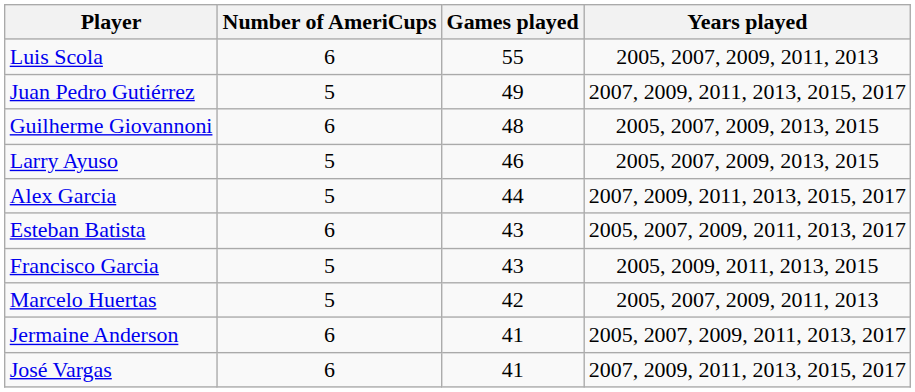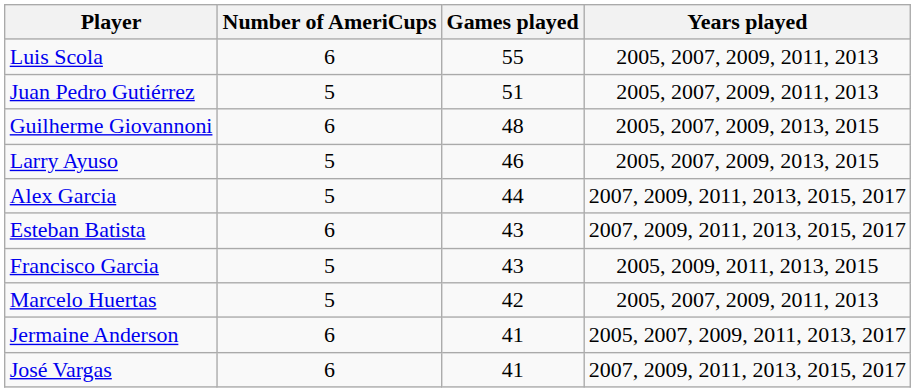(513, 91) 49 -> (513, 91) 51
(747, 91) 2007, 2009, 2011, 2013, 2015, 2017 -> (747, 91) 2005, 2007, 2009, 2011, 2013
(747, 230) 2005, 2007, 2009, 2011, 2013, 2017 -> (747, 230) 2007, 2009, 2011, 2013, 2015, 2017
